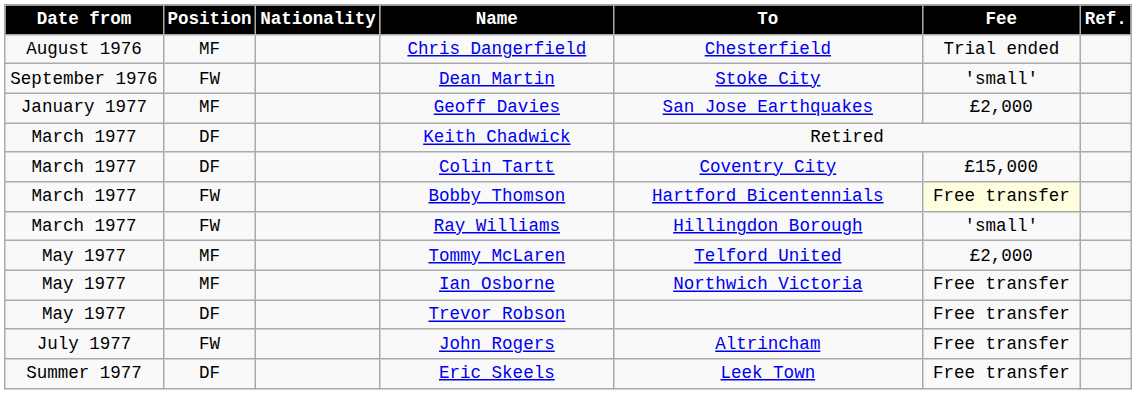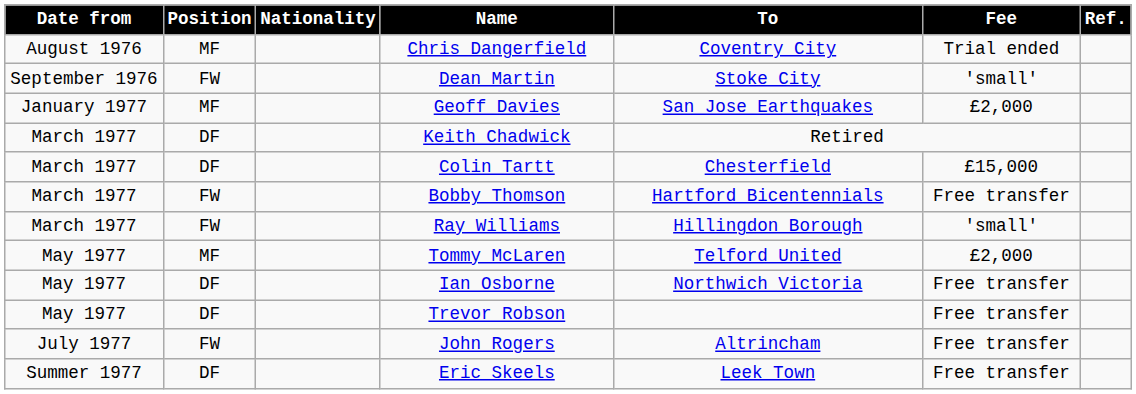(768, 49) Chesterfield -> (768, 49) Coventry City
(768, 167) Coventry City -> (768, 167) Chesterfield
(1001, 196) lightyellow background -> (1001, 196) no background
(210, 285) MF -> (210, 285) DF
